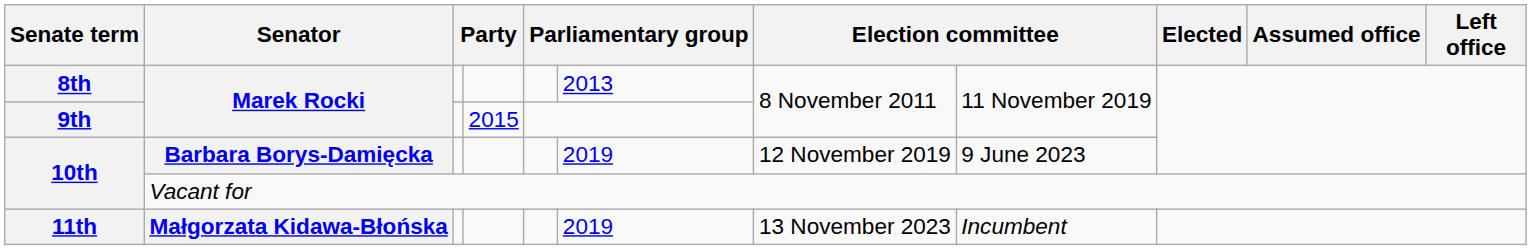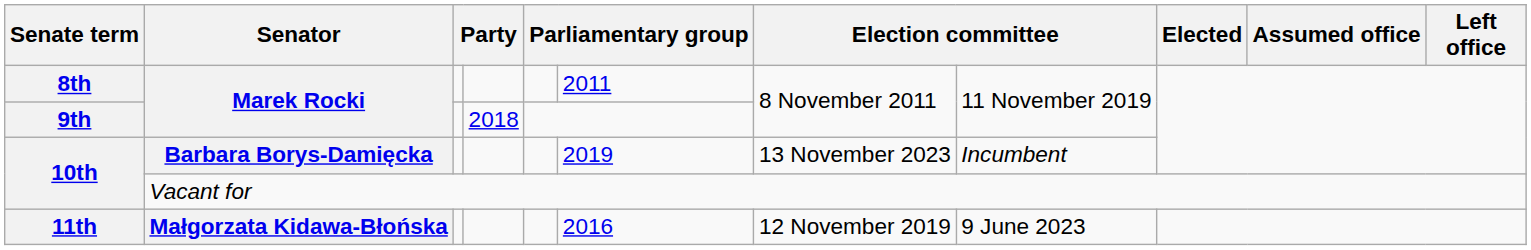(588, 83) 2013 -> (587, 83) 2011
(494, 119) 2015 -> (494, 119) 2018
(855, 155) 12 November 2019 -> (855, 155) 13 November 2023
(1023, 155) 9 June 2023 -> (1014, 155) Incumbent
(588, 226) 2019 -> (588, 226) 2016
(855, 226) 13 November 2023 -> (855, 226) 12 November 2019
(1014, 226) Incumbent -> (1023, 226) 9 June 2023
